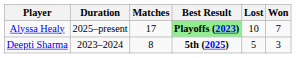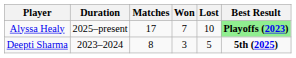columns swapped: (278, 12) <-> (207, 12)
